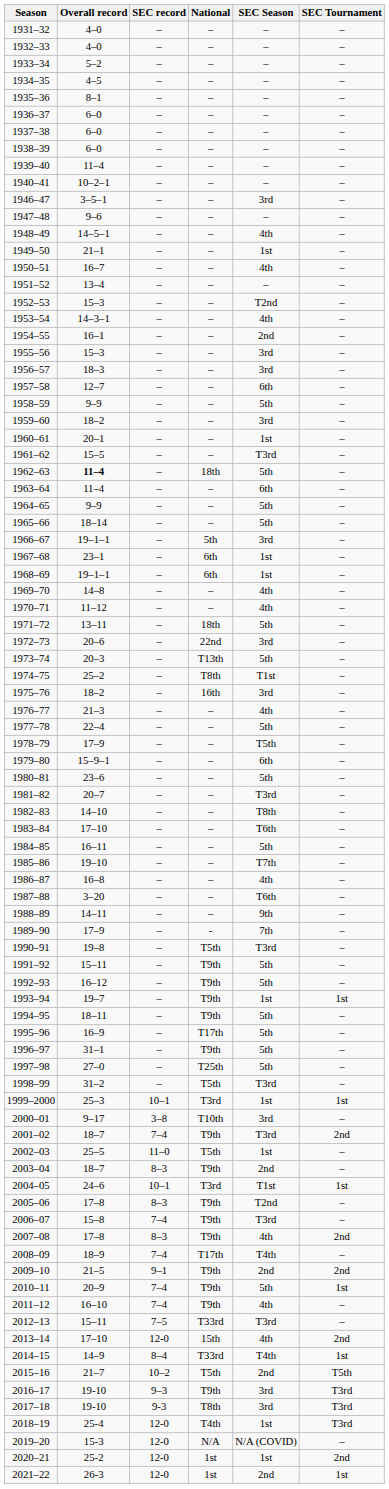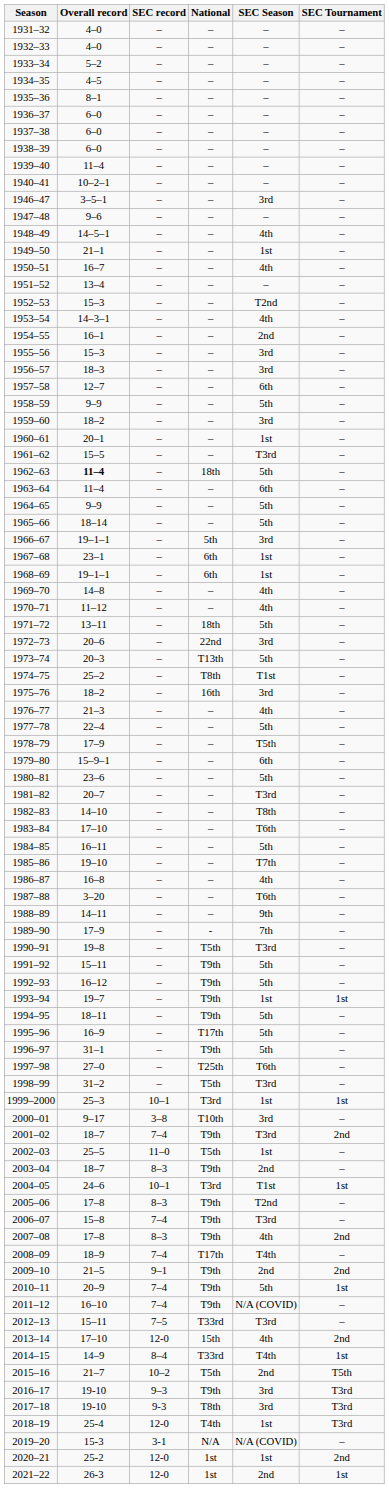(266, 1067) 5th -> (266, 1067) T6th
(266, 1305) 4th -> (266, 1305) N/A (COVID)
(159, 1441) 12-0 -> (159, 1441) 3-1
